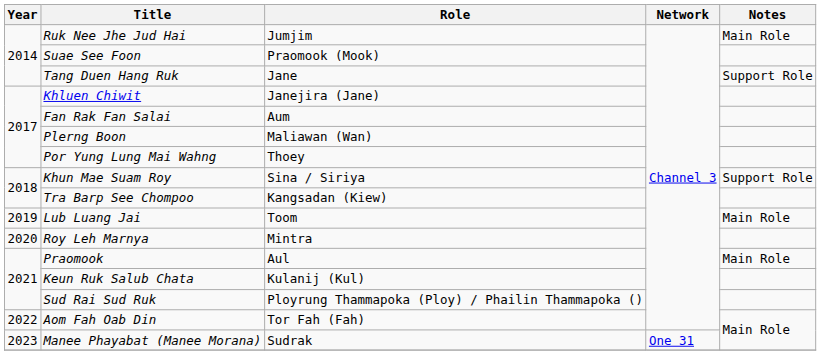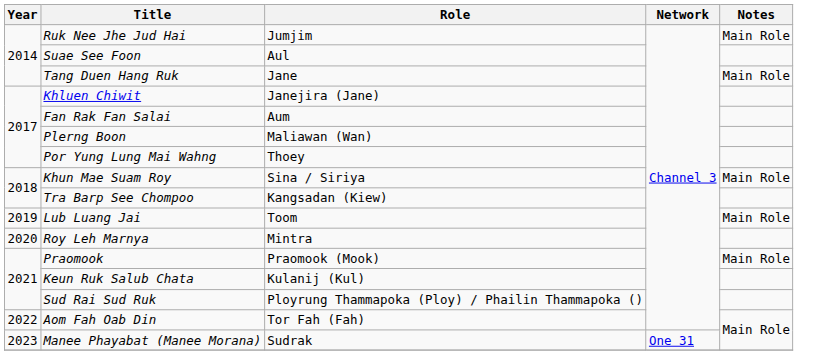(324, 55) Praomook (Mook) -> (279, 55) Aul
(768, 76) Support Role -> (756, 76) Main Role
(768, 177) Support Role -> (756, 177) Main Role
(279, 259) Aul -> (324, 259) Praomook (Mook)
